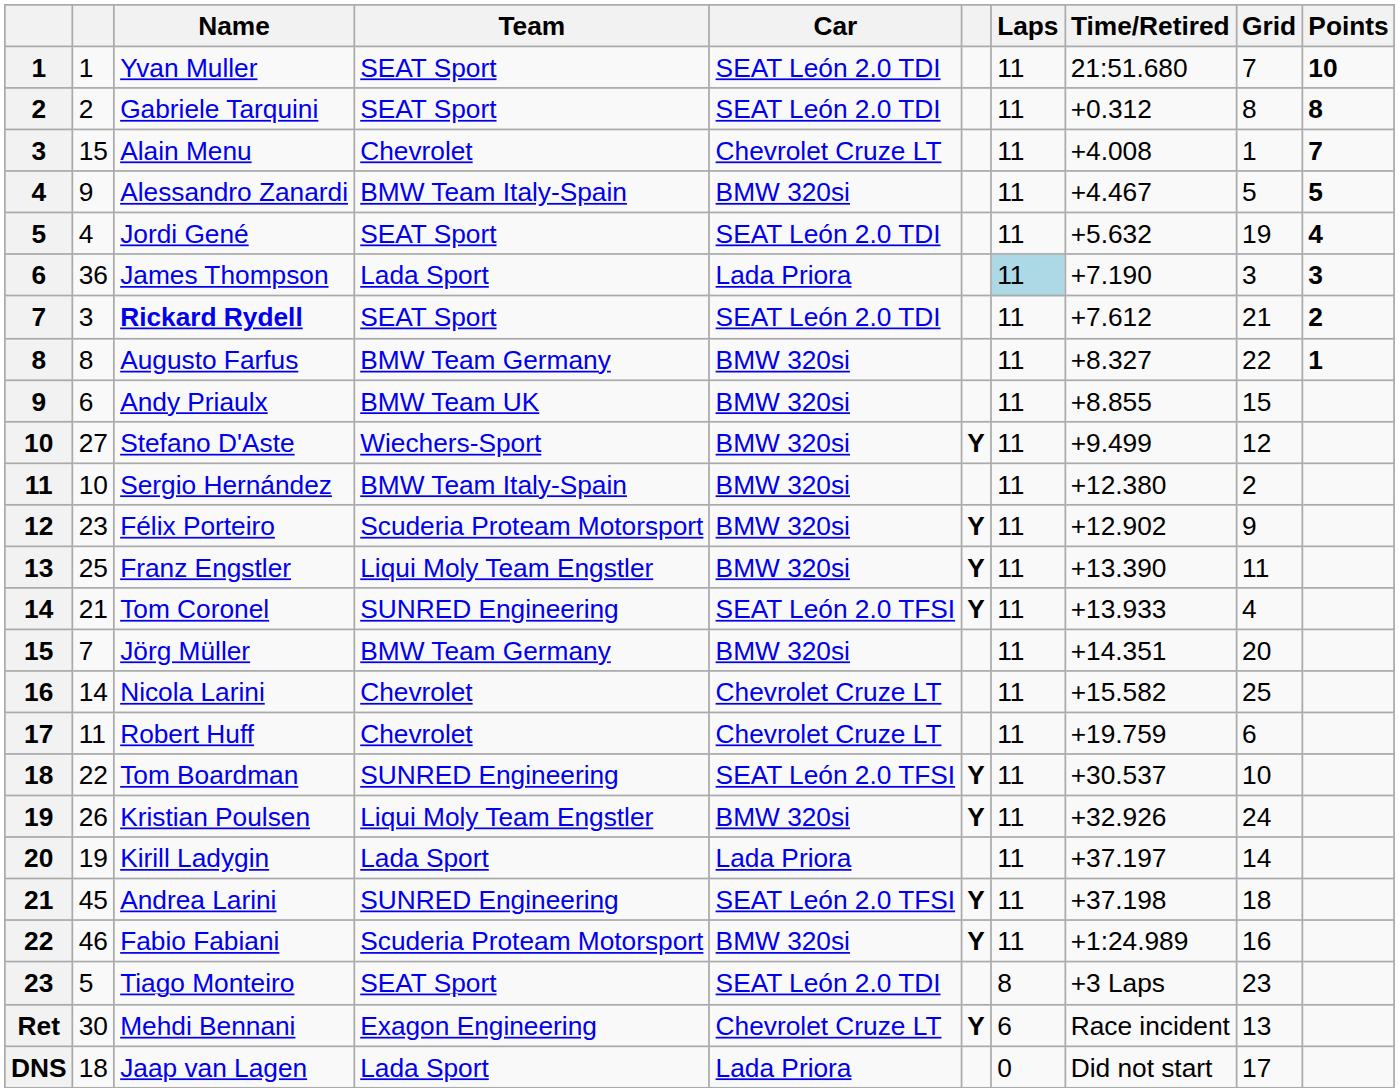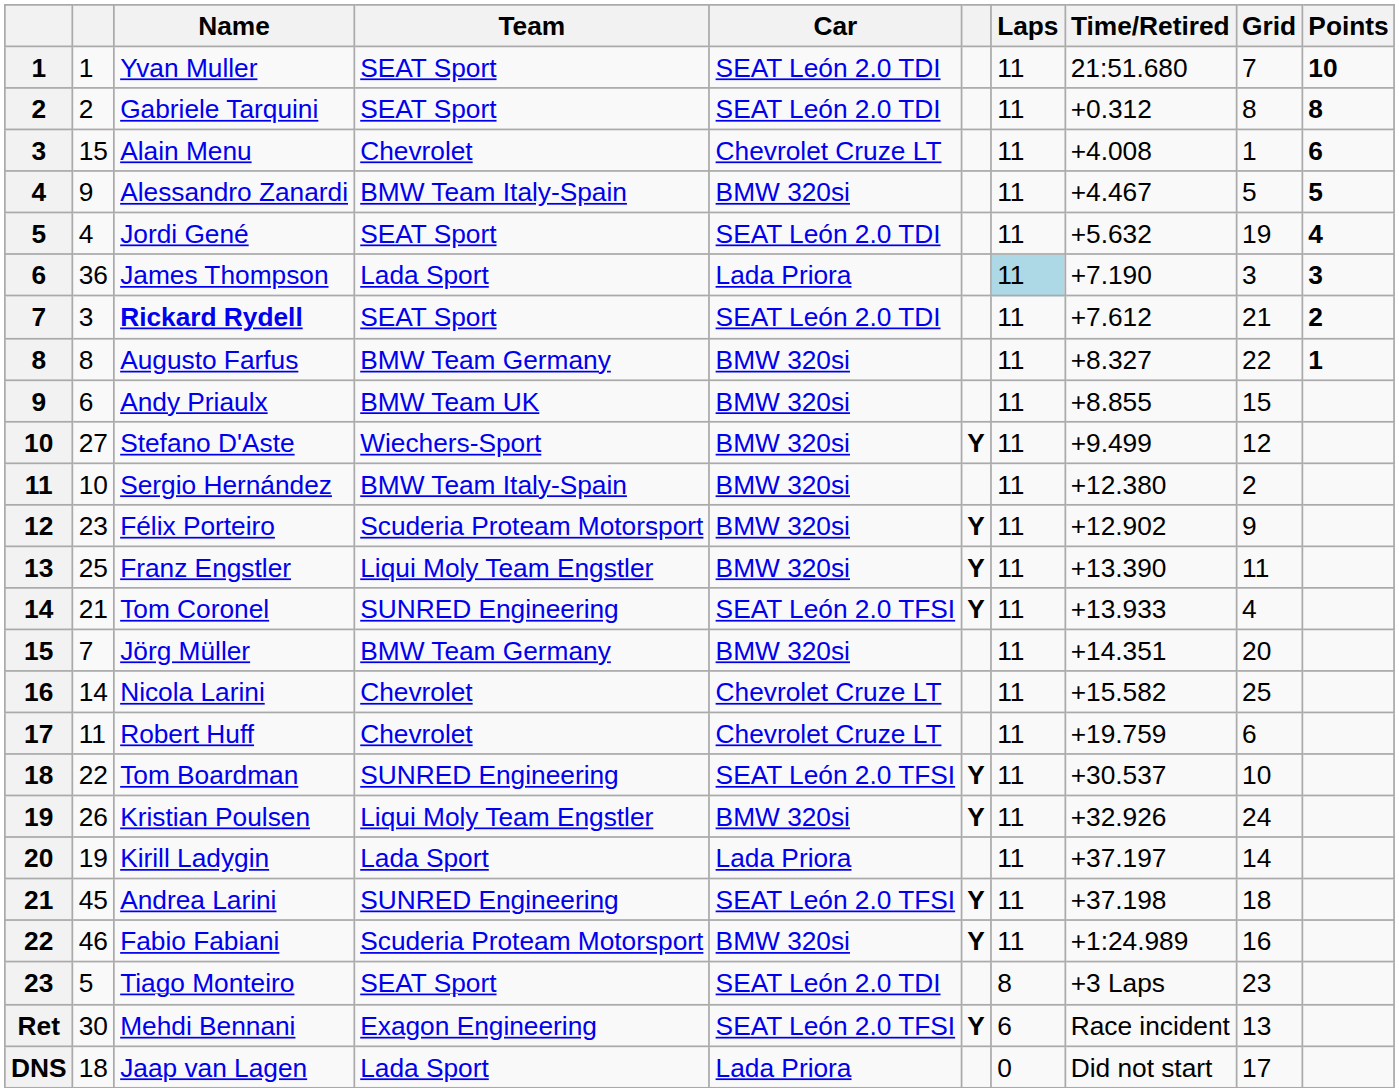(1316, 151) 7 -> (1316, 151) 6
(829, 1025) Chevrolet Cruze LT -> (835, 1025) SEAT León 2.0 TFSI
